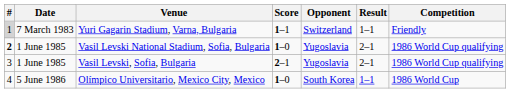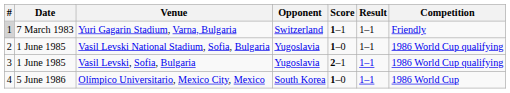columns swapped: (329, 13) <-> (286, 13)
(9, 46) bold -> (9, 46) normal
(367, 46) 2–1 -> (367, 46) 1–1
(367, 63) 2–1 -> (367, 63) 1–1
